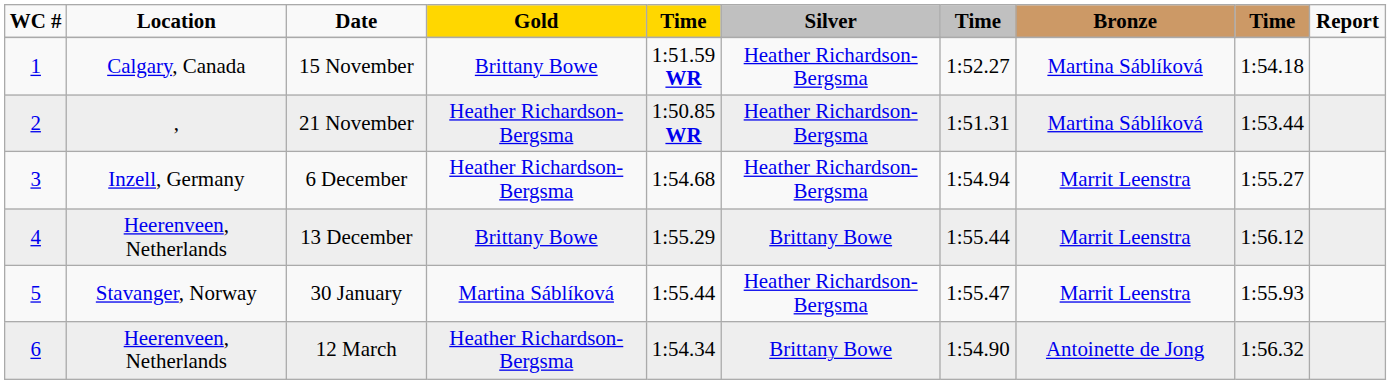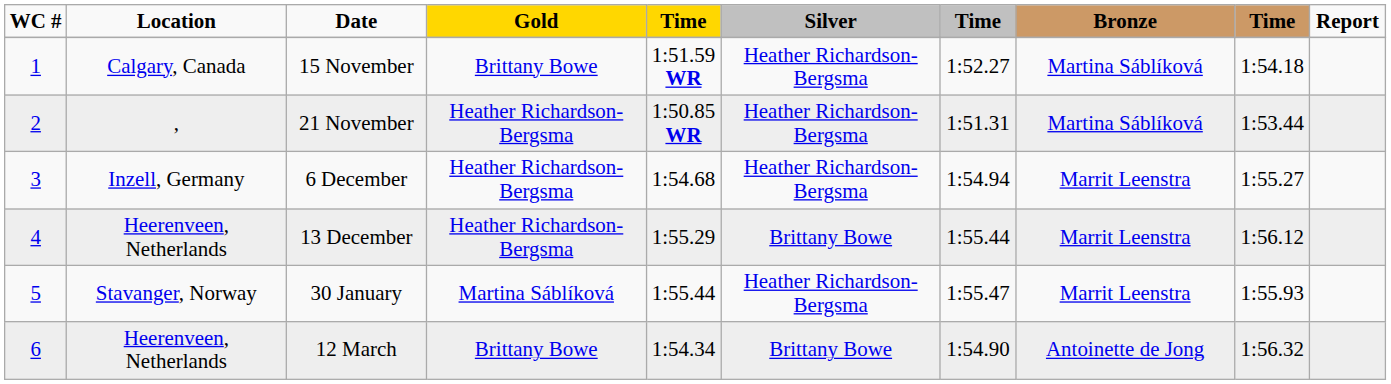(536, 236) Brittany Bowe -> (536, 236) Heather Richardson-Bergsma
(536, 350) Heather Richardson-Bergsma -> (536, 350) Brittany Bowe
